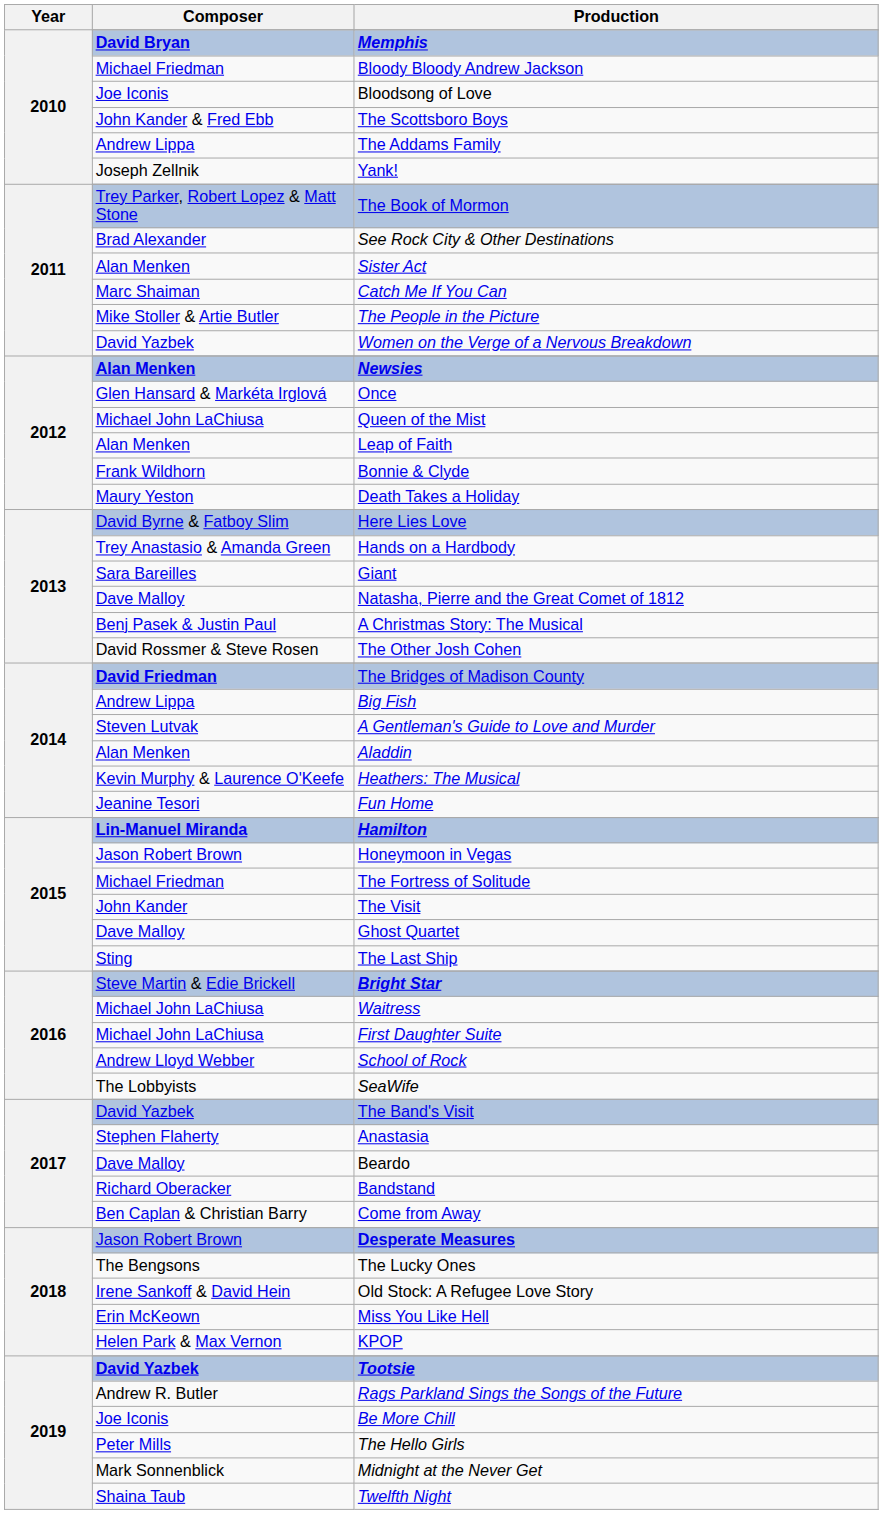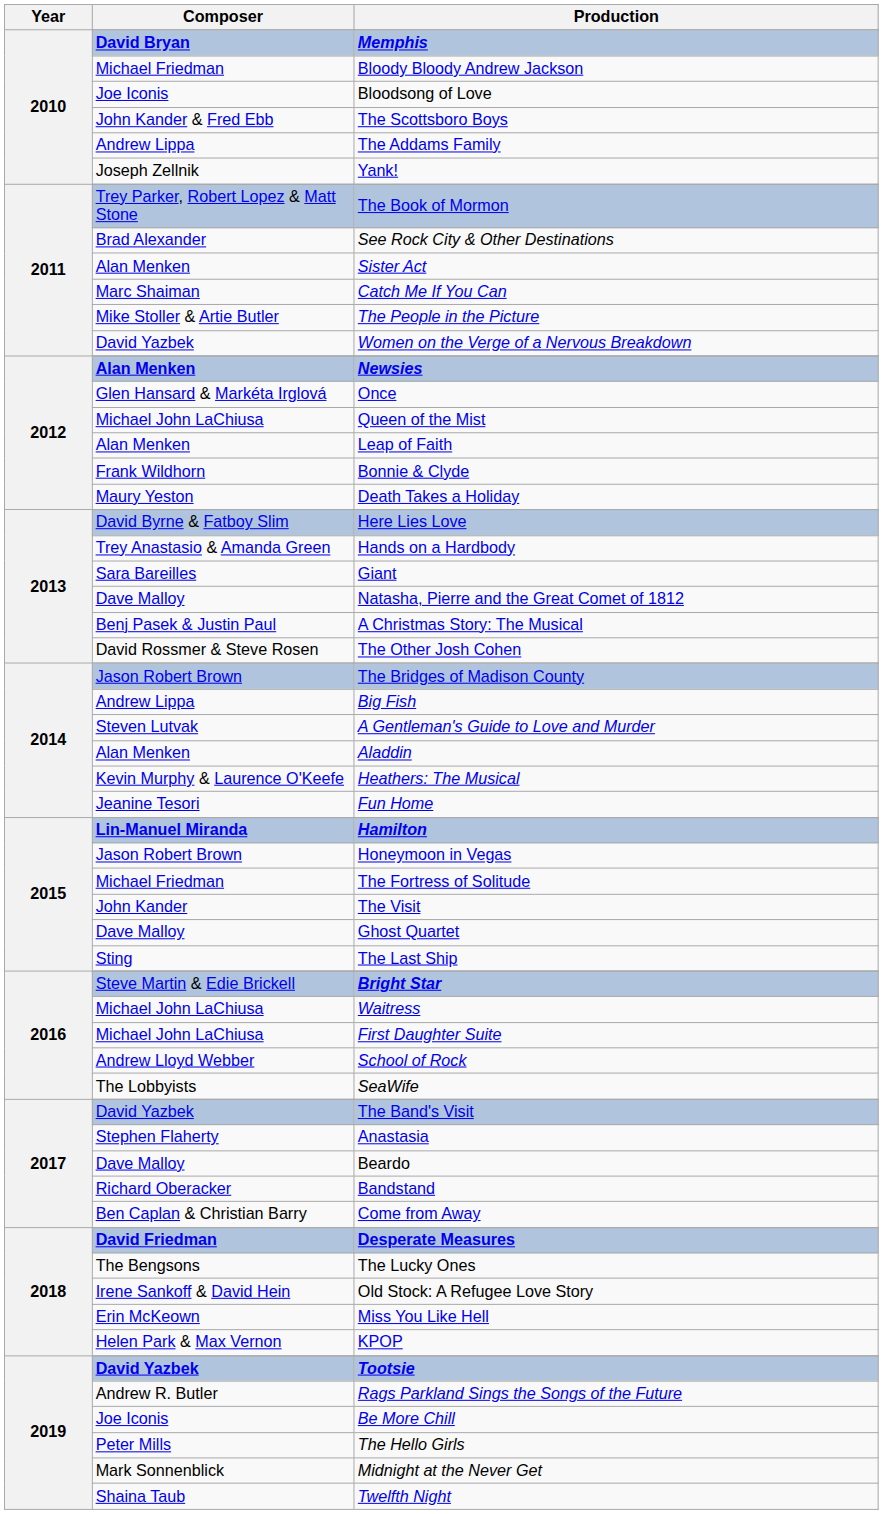(156, 676) David Friedman -> (169, 676) Jason Robert Brown
(169, 1240) Jason Robert Brown -> (156, 1240) David Friedman
